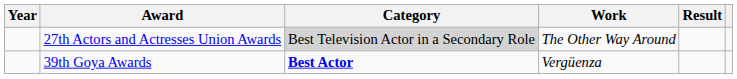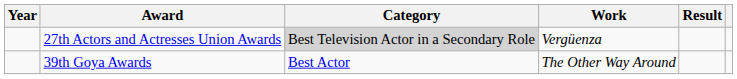(609, 39) The Other Way Around -> (572, 39) Vergüenza
(321, 62) bold -> (319, 62) normal
(572, 62) Vergüenza -> (609, 62) The Other Way Around
